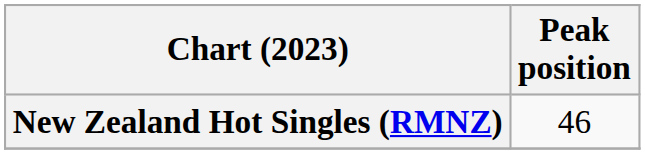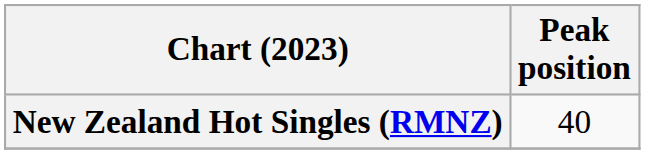(574, 121) 46 -> (574, 121) 40
